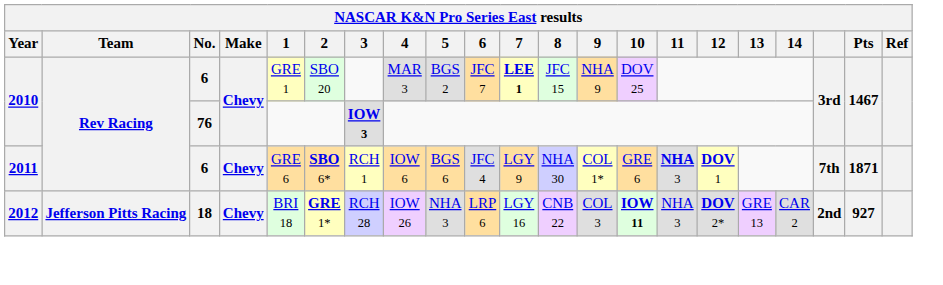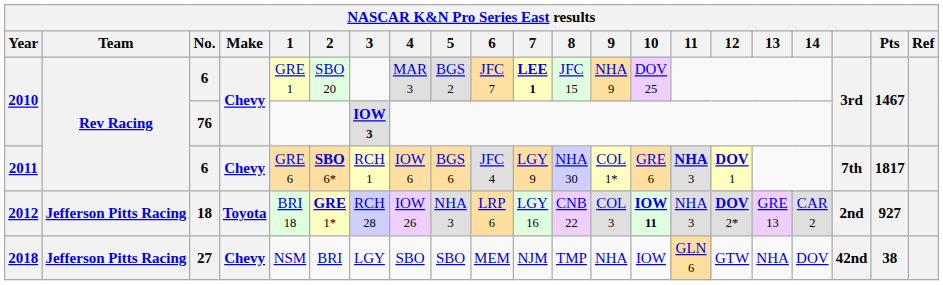(864, 168) 1871 -> (890, 168) 1817
(243, 212) Chevy -> (245, 212) Toyota
+ row: (23, 257)
